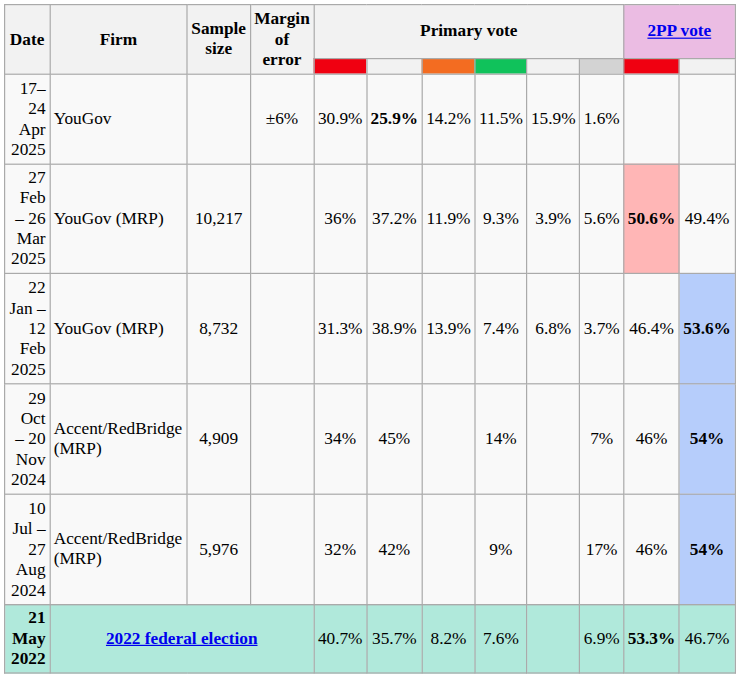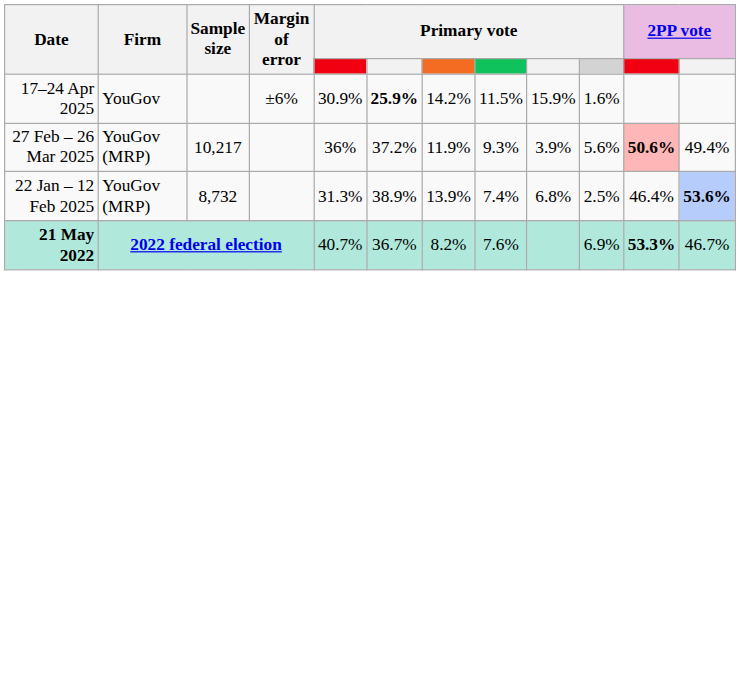(602, 329) 3.7% -> (602, 196) 2.5%
- row: (28, 439)
- row: (28, 549)
(394, 638) 35.7% -> (394, 245) 36.7%
